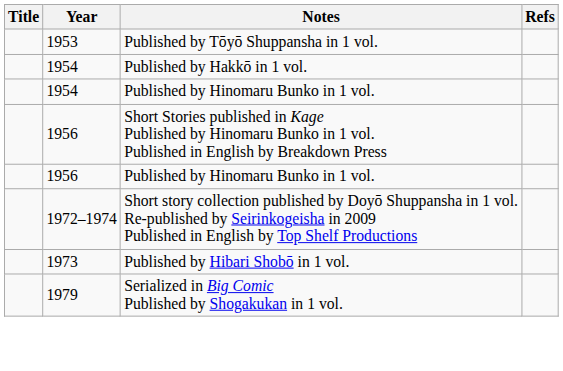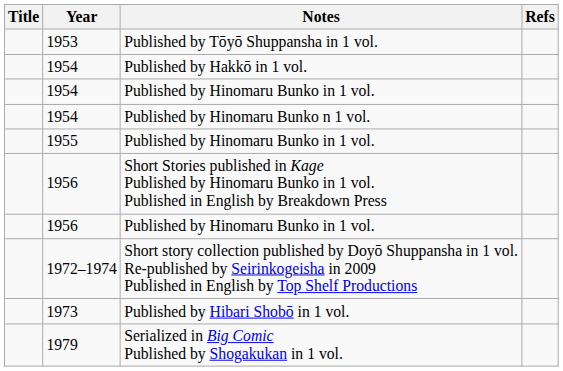+ row: (62, 116)
+ row: (62, 141)
